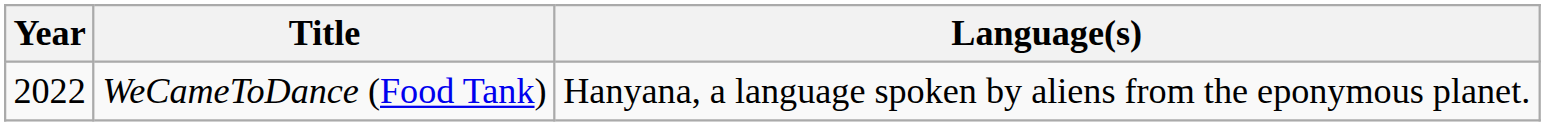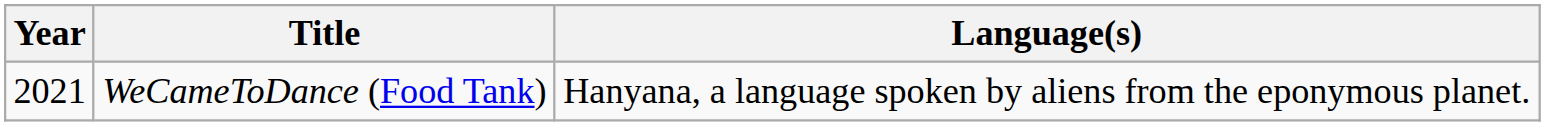(50, 90) 2022 -> (50, 90) 2021
